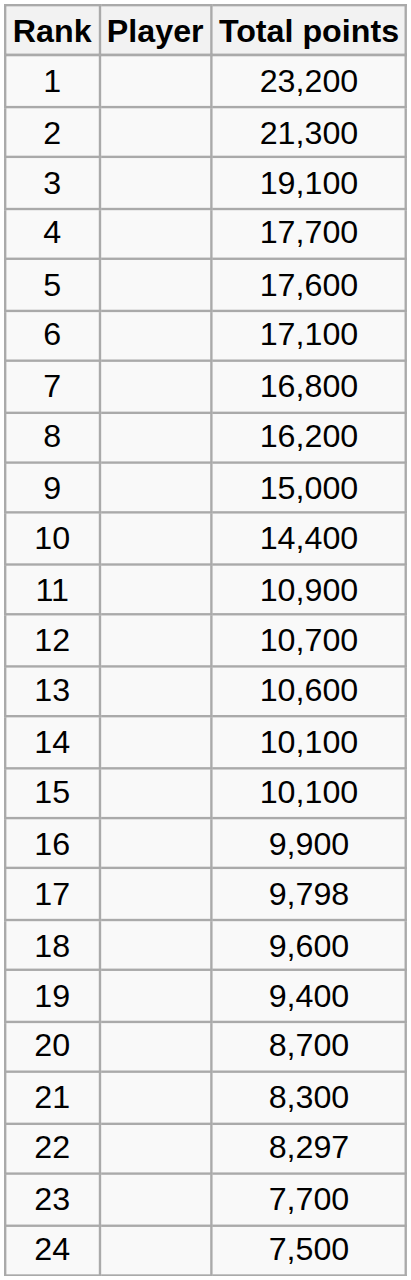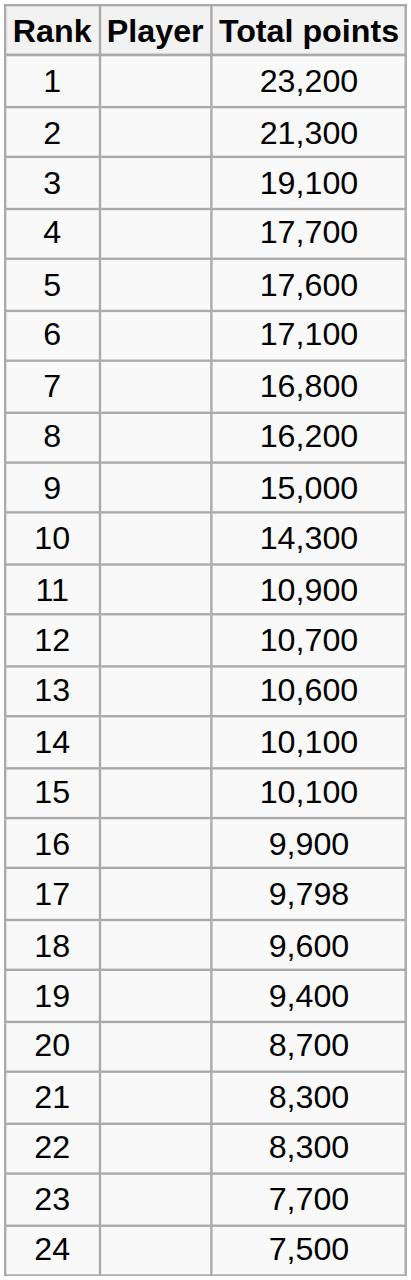(309, 538) 14,400 -> (309, 538) 14,300
(309, 1148) 8,297 -> (309, 1148) 8,300
